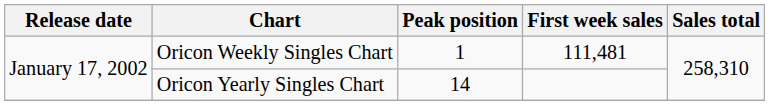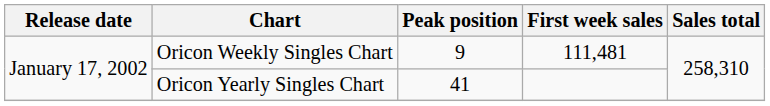(460, 52) 1 -> (460, 52) 9
(460, 84) 14 -> (460, 84) 41
